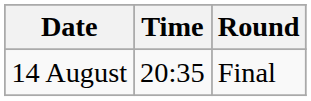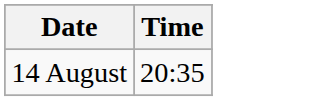- column: (259, 26)
